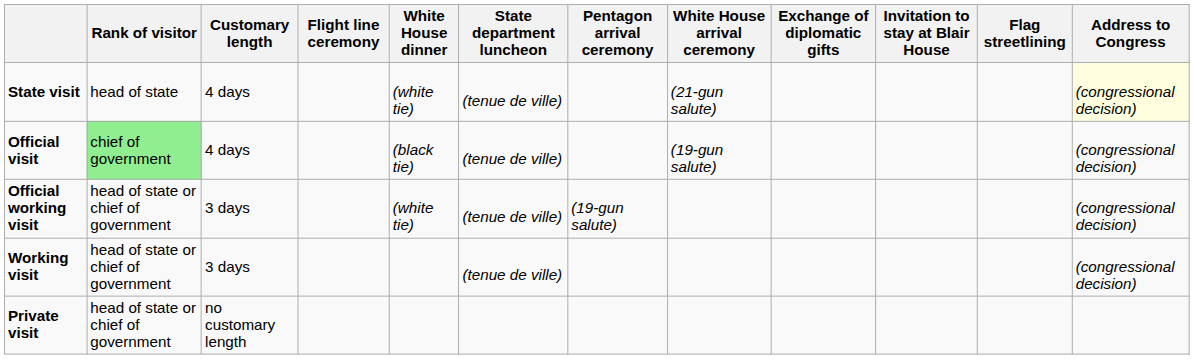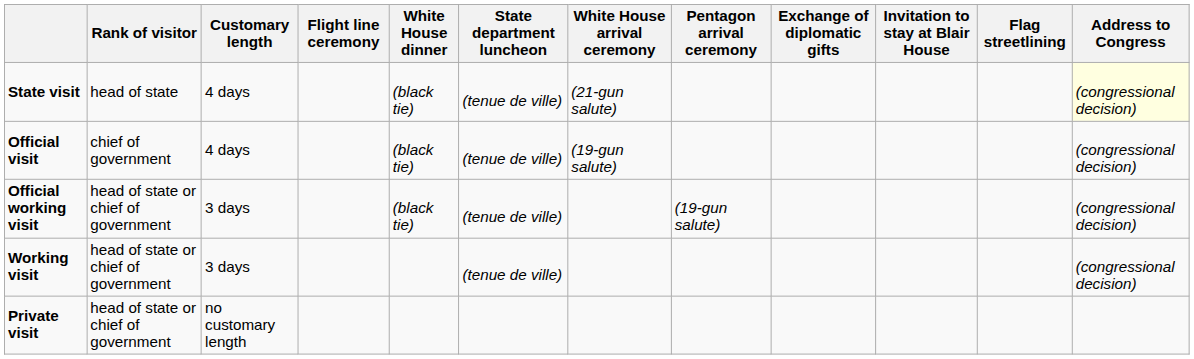columns swapped: (719, 33) <-> (618, 33)
(413, 100) (white tie) -> (413, 100) (black tie)
(130, 150) lightgreen background -> (130, 150) no background
(413, 217) (white tie) -> (413, 217) (black tie)
